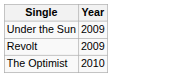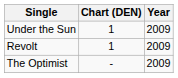+ column: (111, 13)
(93, 64) 2010 -> (158, 64) 2009
